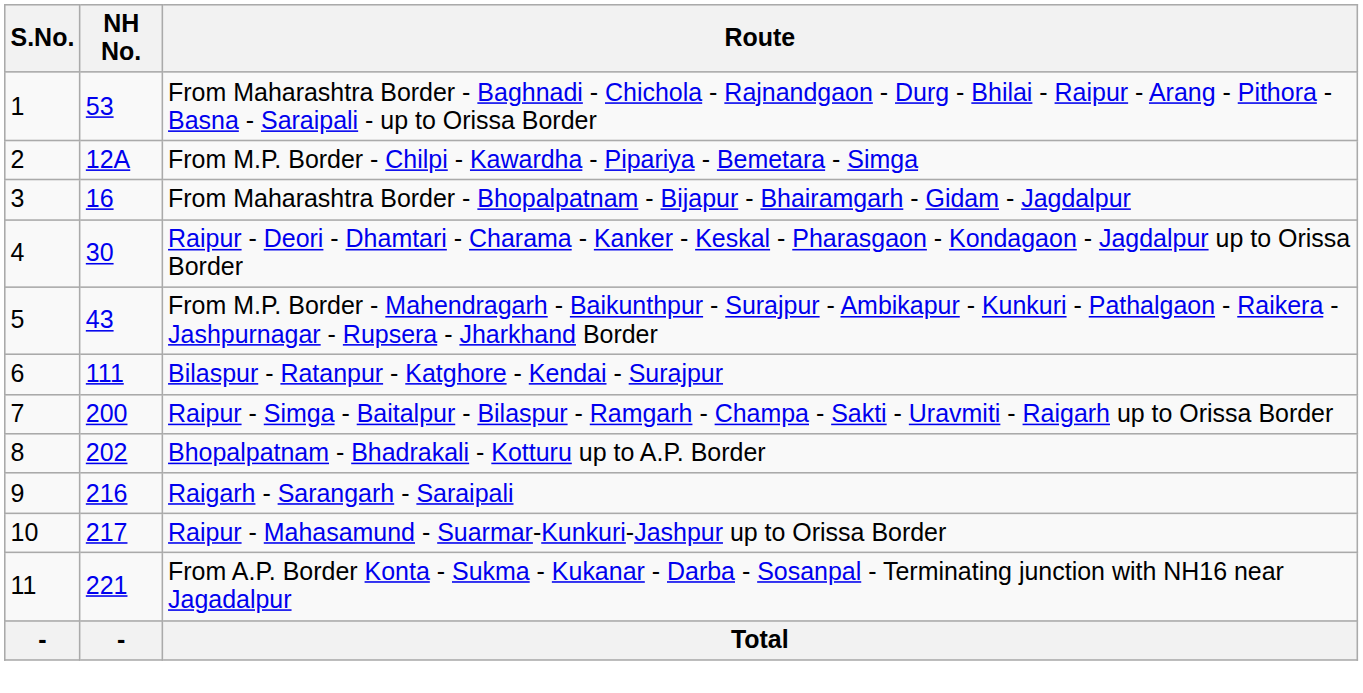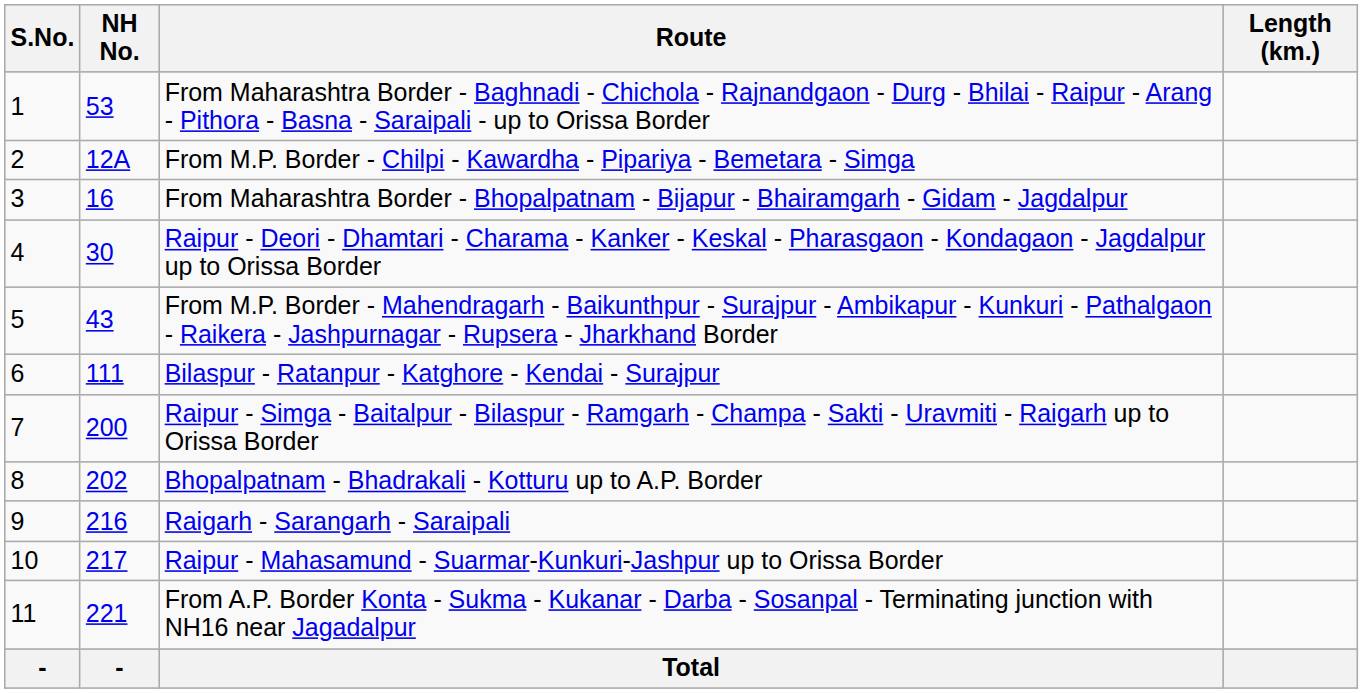+ column: (1290, 38)
